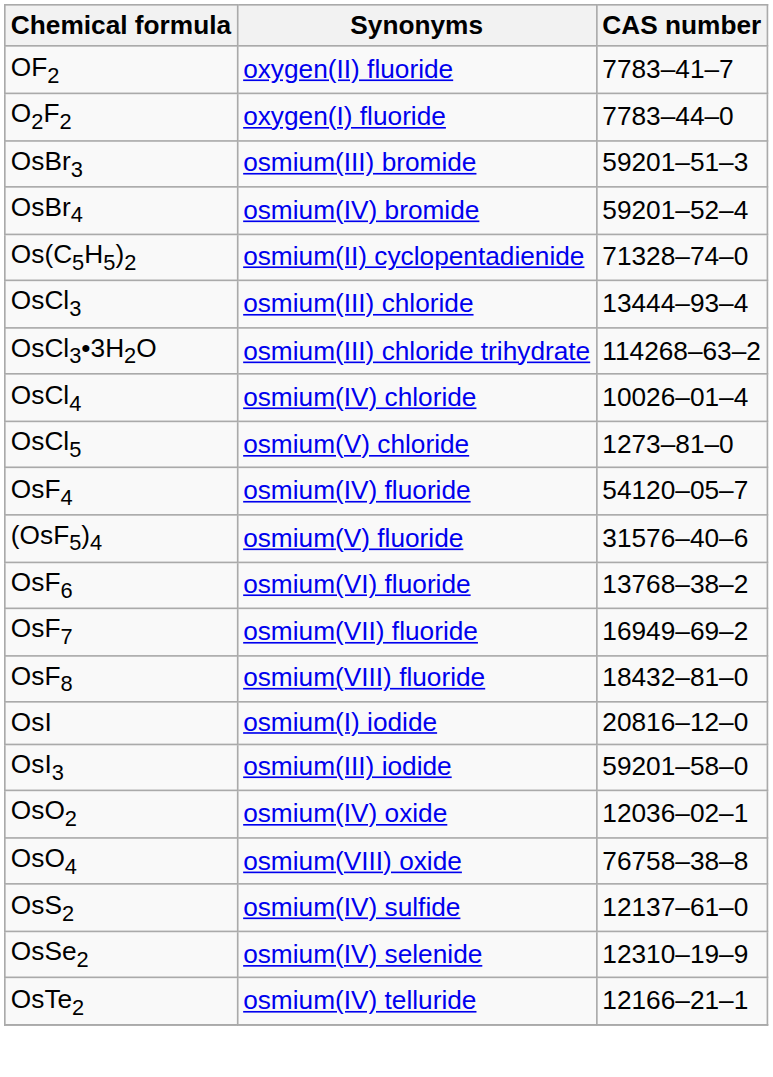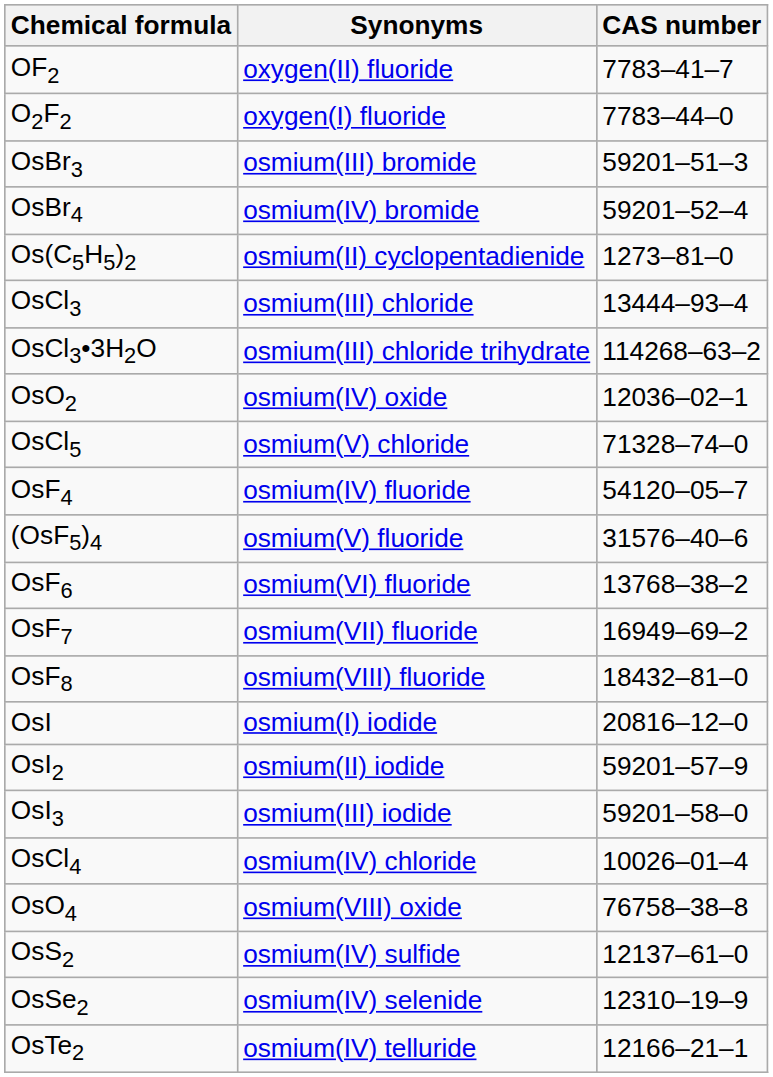(675, 256) 71328–74–0 -> (668, 256) 1273–81–0
rows swapped: (46, 398) <-> (44, 814)
(668, 444) 1273–81–0 -> (675, 444) 71328–74–0
+ row: (37, 767)
